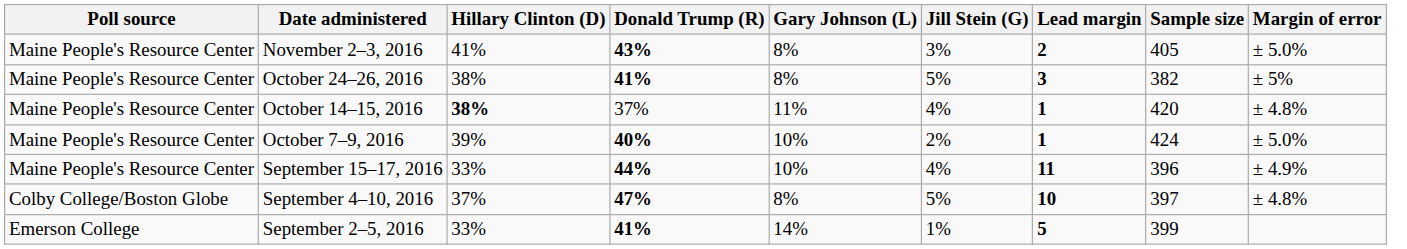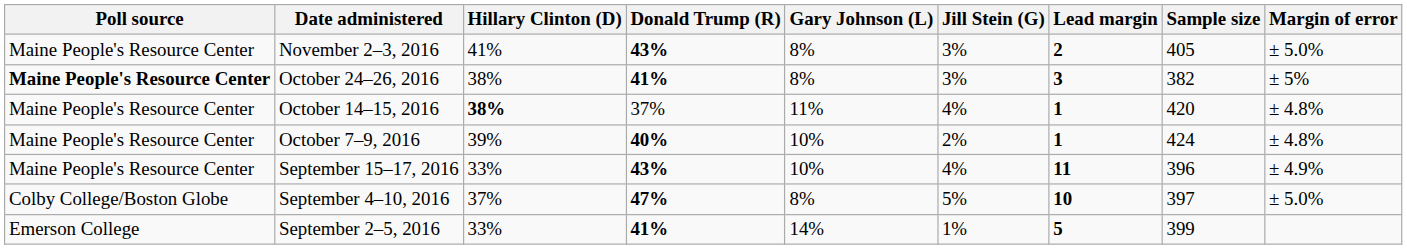(131, 79) normal -> (140, 79) bold
(938, 79) 5% -> (954, 79) 3%
(1280, 139) ± 5.0% -> (1296, 139) ± 4.8%
(633, 169) 44% -> (649, 169) 43%
(1280, 199) ± 4.8% -> (1296, 199) ± 5.0%
